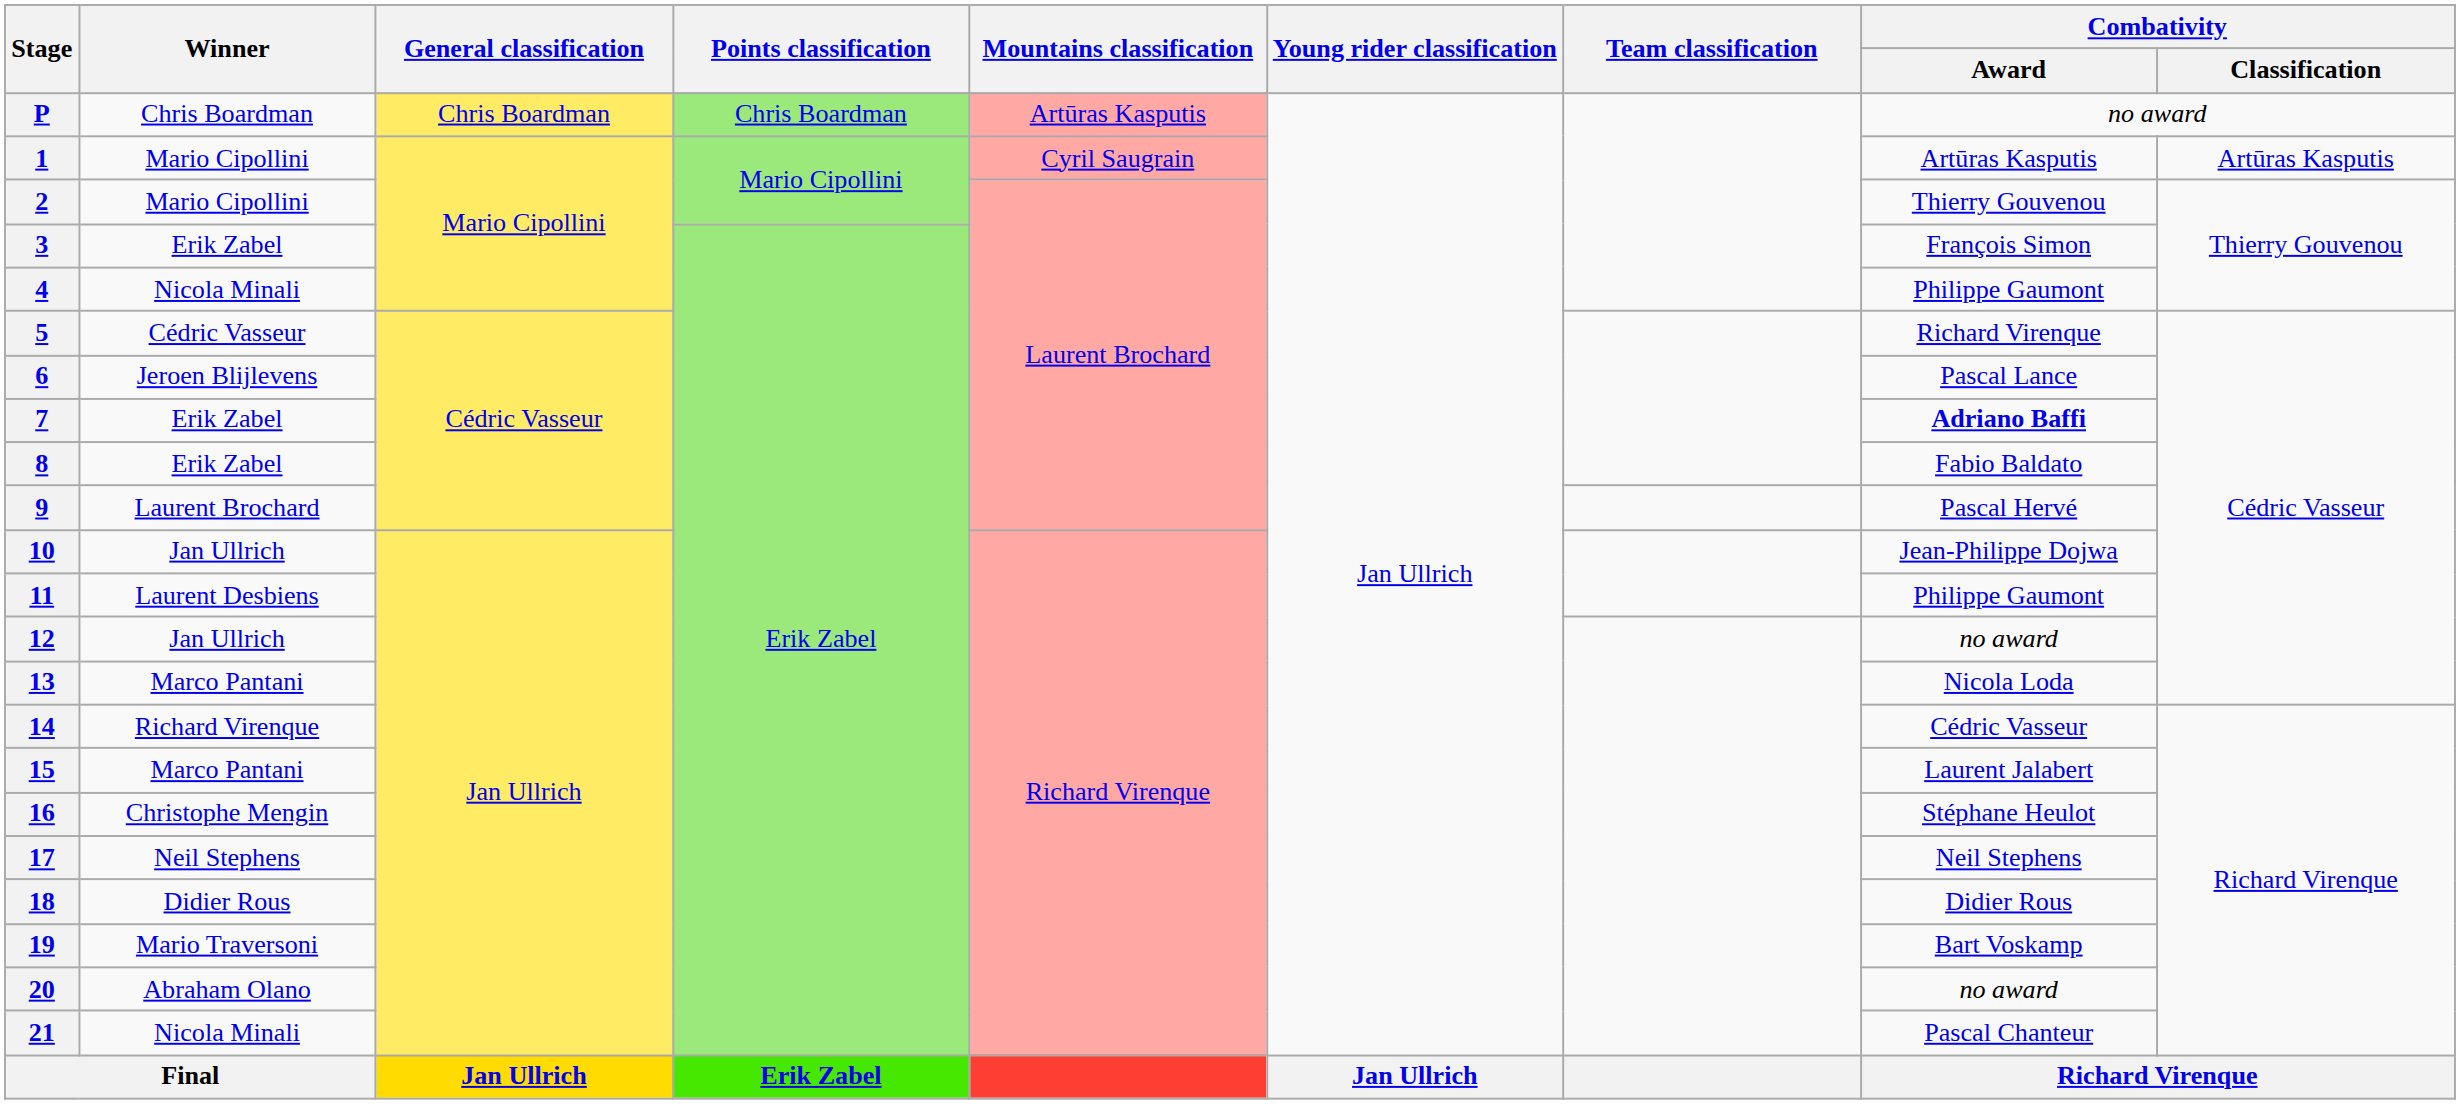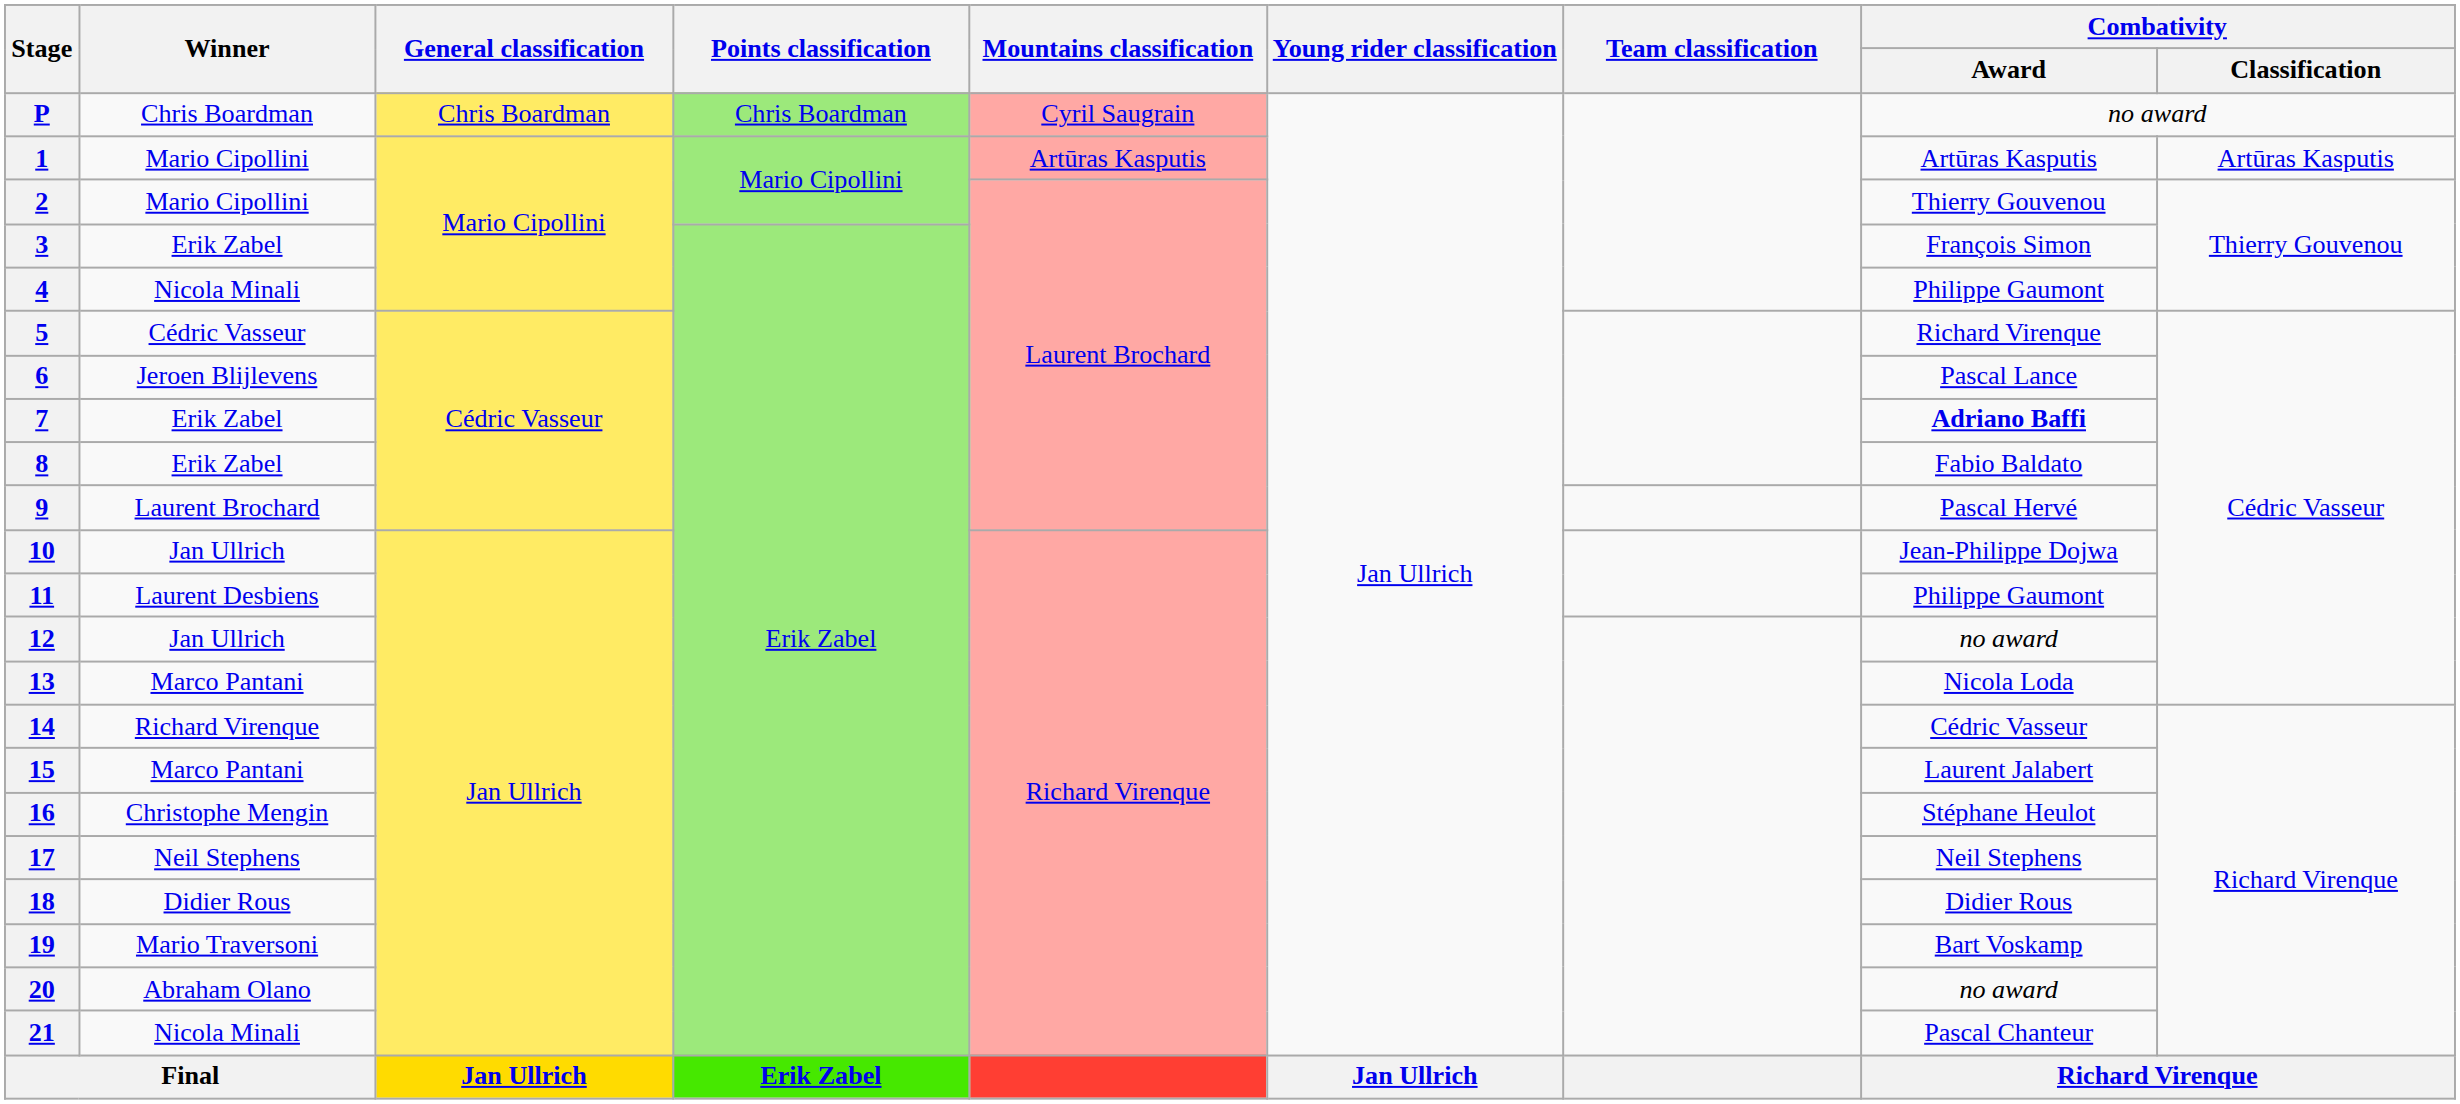(1118, 114) Artūras Kasputis -> (1118, 114) Cyril Saugrain
(1118, 157) Cyril Saugrain -> (1118, 157) Artūras Kasputis
